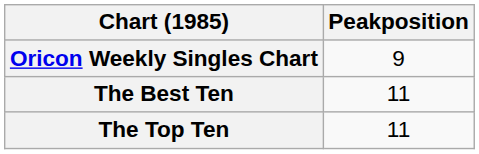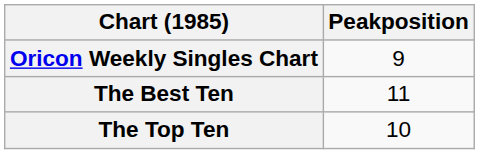(399, 129) 11 -> (399, 129) 10
